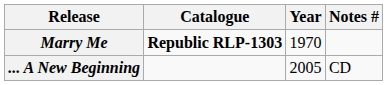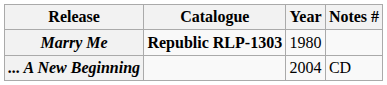(306, 42) 1970 -> (306, 42) 1980
(306, 67) 2005 -> (306, 67) 2004
